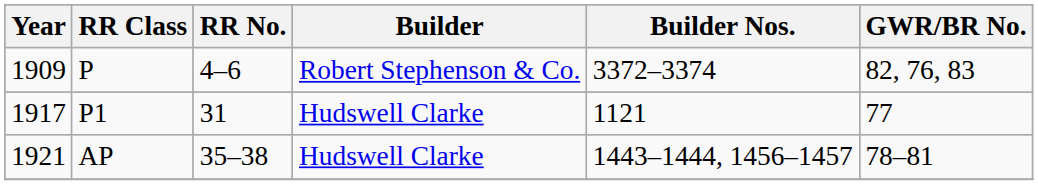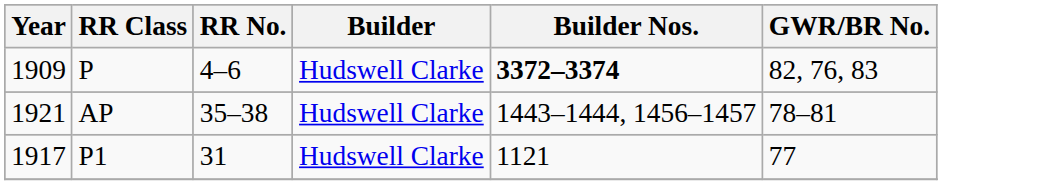(440, 69) Robert Stephenson & Co. -> (391, 69) Hudswell Clarke
(654, 69) normal -> (558, 69) bold
rows swapped: (39, 112) <-> (39, 156)
